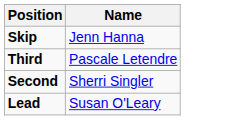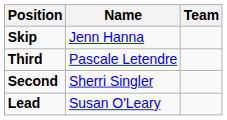+ column: (201, 15)
